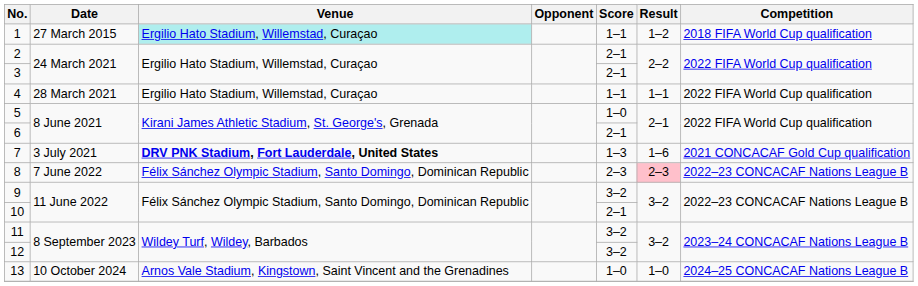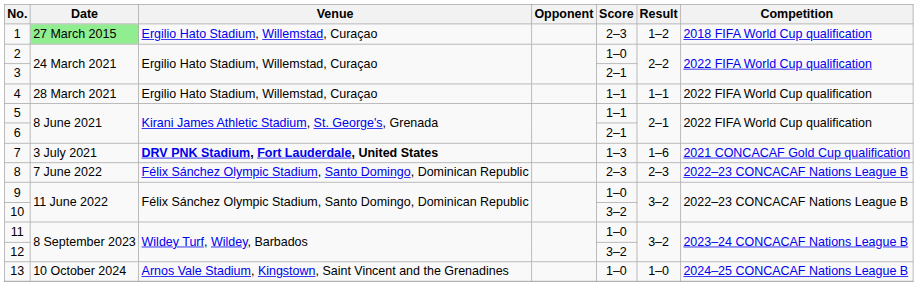(75, 34) no background -> (75, 34) lightgreen background
(259, 34) paleturquoise background -> (259, 34) no background
(616, 34) 1–1 -> (616, 34) 2–3
(616, 53) 2–1 -> (616, 53) 1–0
(616, 113) 1–0 -> (616, 113) 1–1
(659, 172) pink background -> (659, 172) no background
(616, 192) 3–2 -> (616, 192) 1–0
(616, 212) 2–1 -> (616, 212) 3–2
(616, 232) 3–2 -> (616, 232) 1–0
